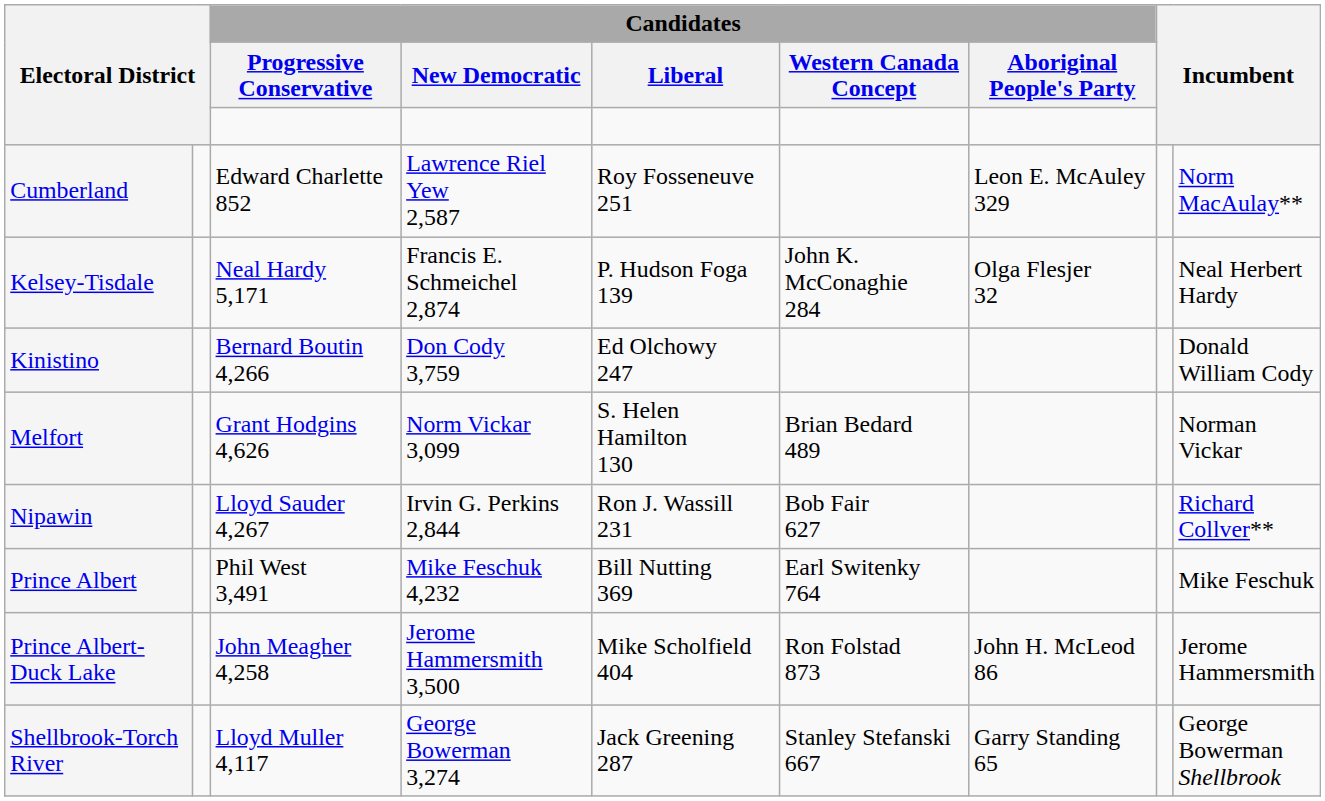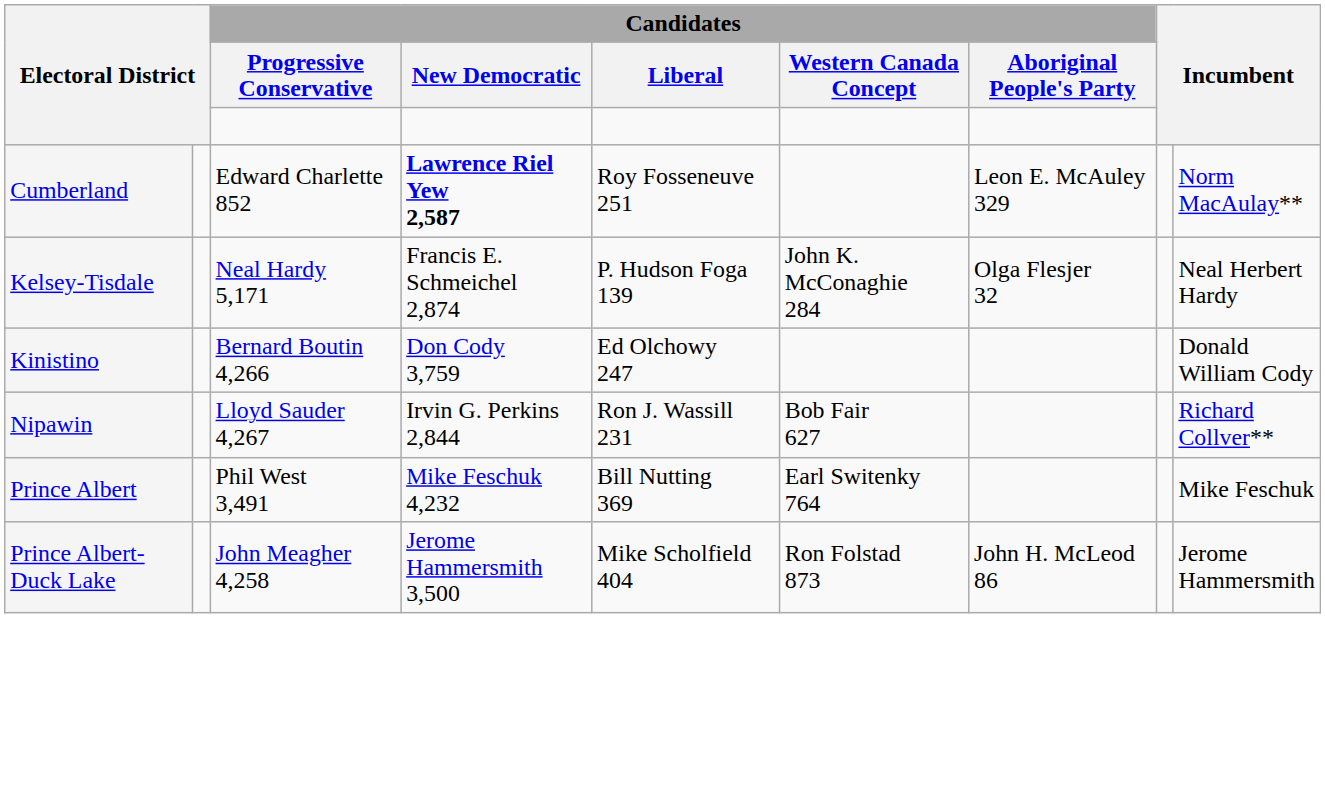(476, 190) normal -> (480, 190) bold
- row: (47, 437)
- row: (94, 750)
